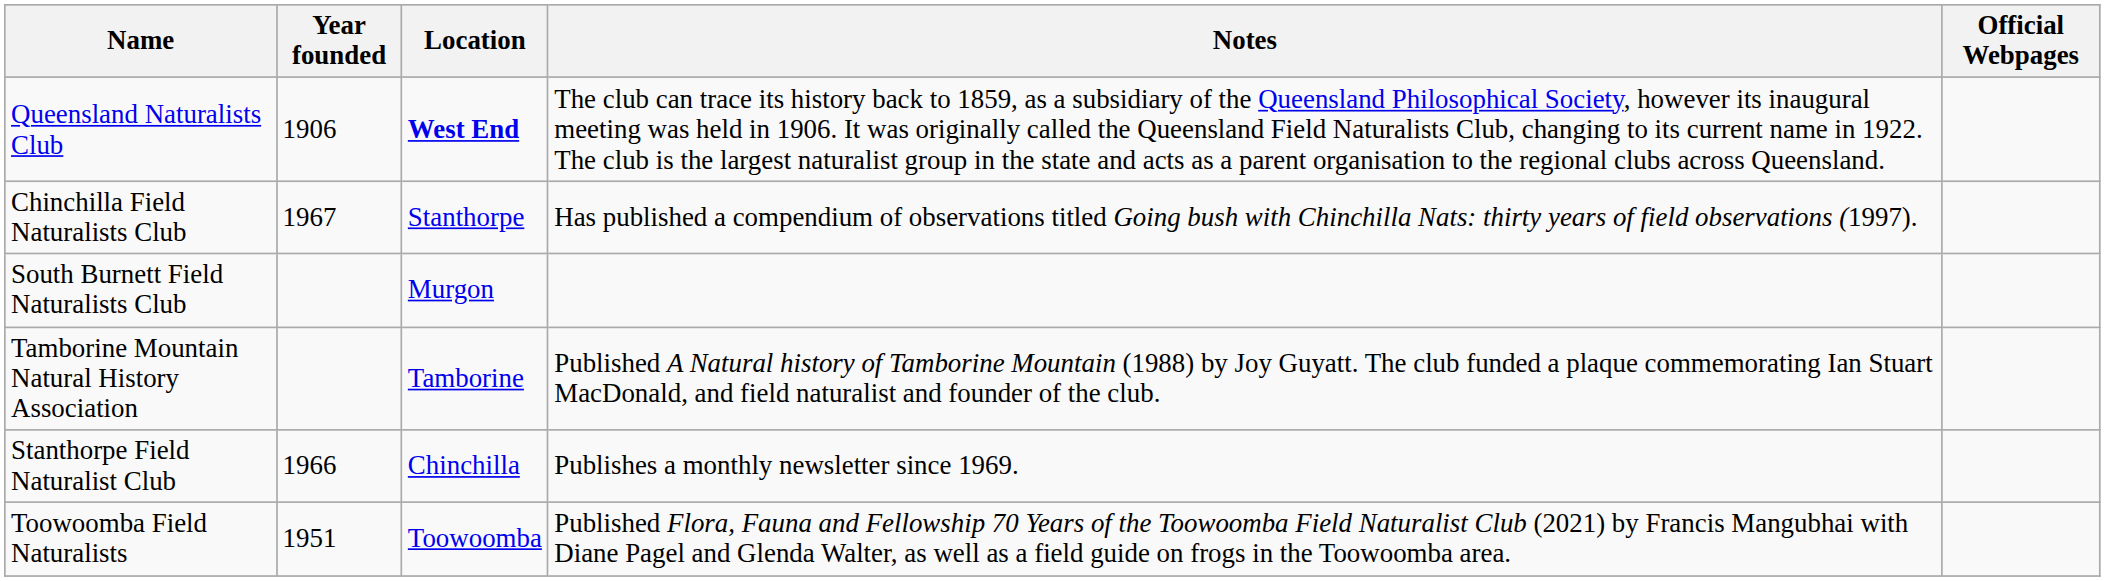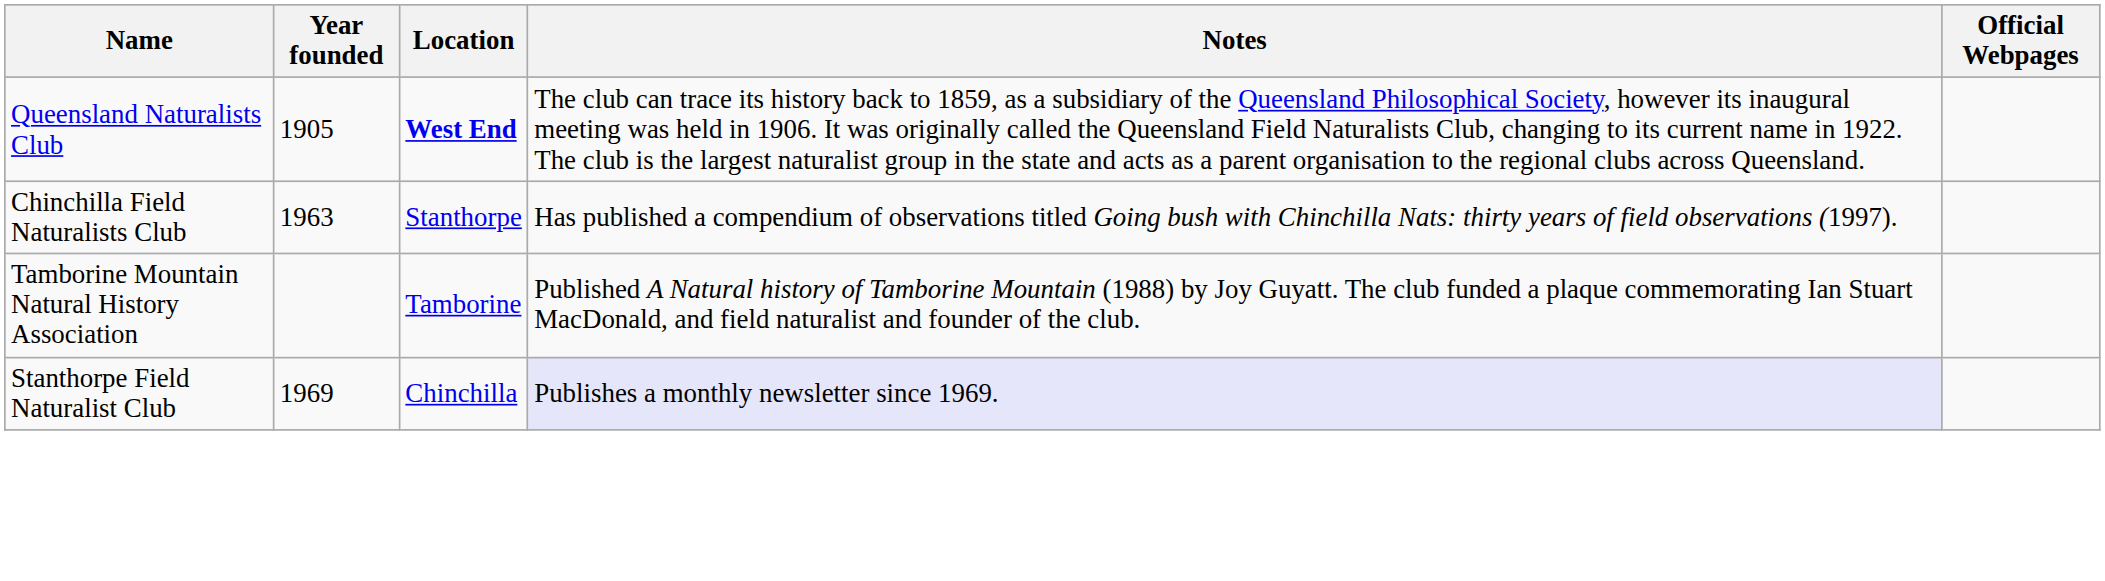(309, 128) 1906 -> (307, 128) 1905
(309, 216) 1967 -> (307, 216) 1963
- row: (117, 289)
(309, 465) 1966 -> (307, 392) 1969
(786, 465) no background -> (766, 392) lavender background
- row: (109, 538)
